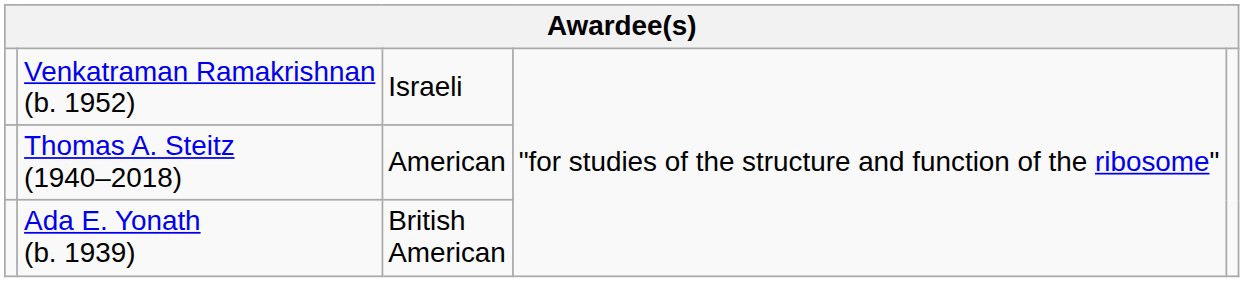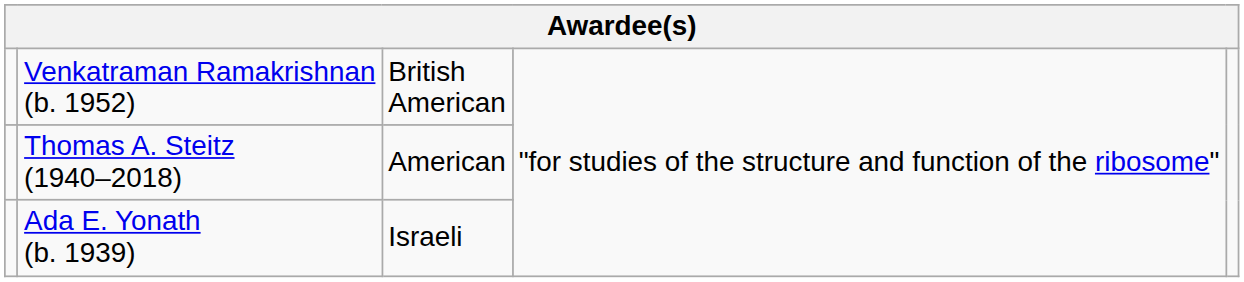(425, 86) Israeli -> (447, 86) British American
(447, 237) British American -> (425, 237) Israeli
